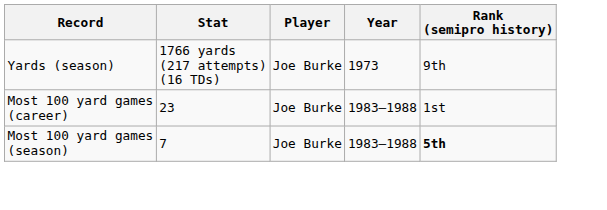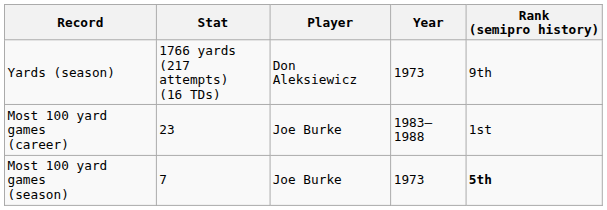(307, 65) Joe Burke -> (315, 72) Don Aleksiewicz
(382, 143) 1983–1988 -> (409, 180) 1973
